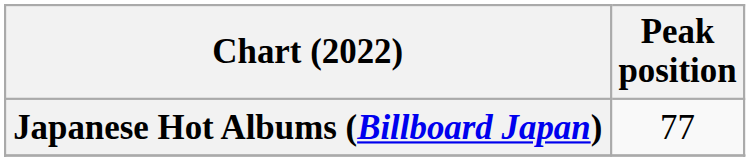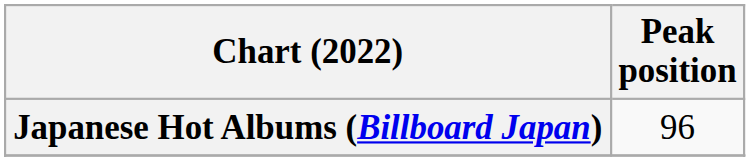(678, 126) 77 -> (678, 126) 96
